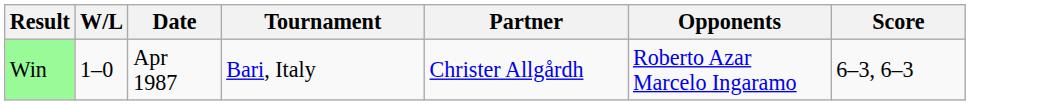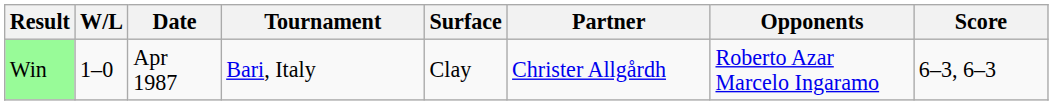+ column: (466, 22)
